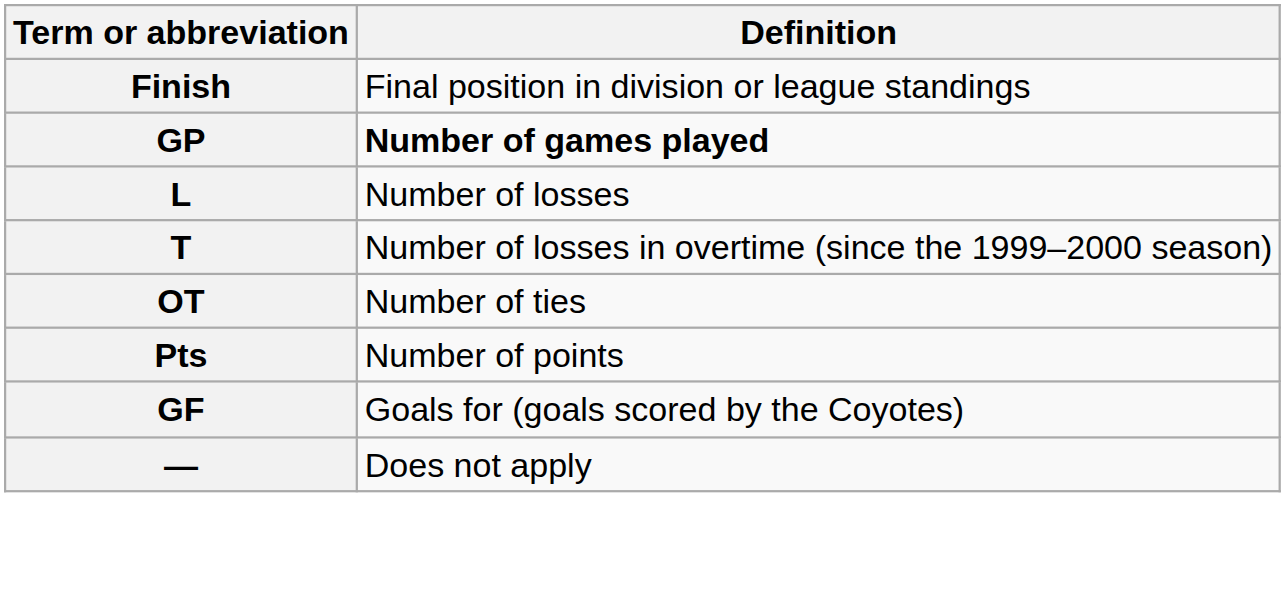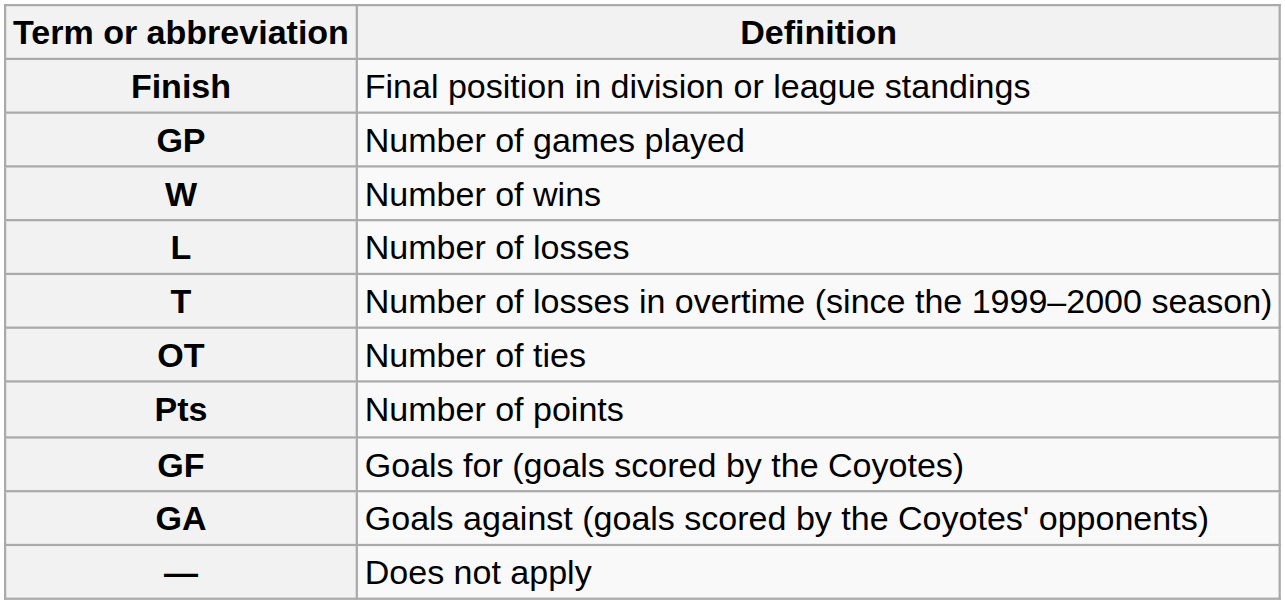(567, 140) bold -> (555, 140) normal
+ row: (181, 194)
+ row: (181, 517)
